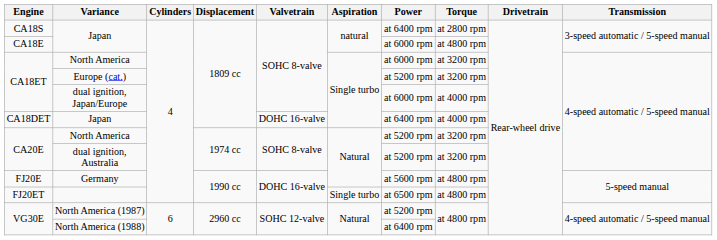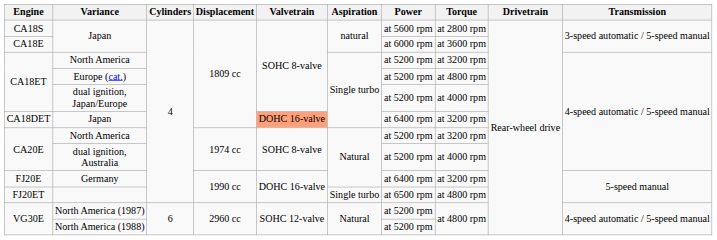(408, 28) at 6400 rpm -> (408, 28) at 5600 rpm
(462, 44) at 4800 rpm -> (462, 44) at 3600 rpm
(408, 60) at 6000 rpm -> (408, 60) at 5200 rpm
(462, 76) at 3200 rpm -> (462, 76) at 4800 rpm
(408, 98) at 6000 rpm -> (408, 98) at 5200 rpm
(292, 119) no background -> (292, 119) lightsalmon background
(462, 119) at 4000 rpm -> (462, 119) at 3200 rpm
(462, 157) at 3200 rpm -> (462, 157) at 4000 rpm
(408, 179) at 5600 rpm -> (408, 179) at 6400 rpm
(462, 179) at 4800 rpm -> (462, 179) at 3200 rpm
(408, 227) at 6400 rpm -> (408, 227) at 5200 rpm
